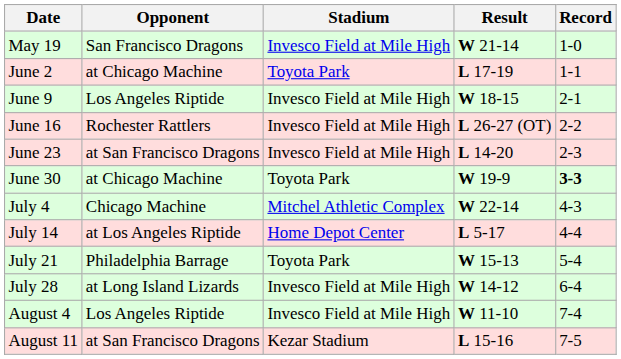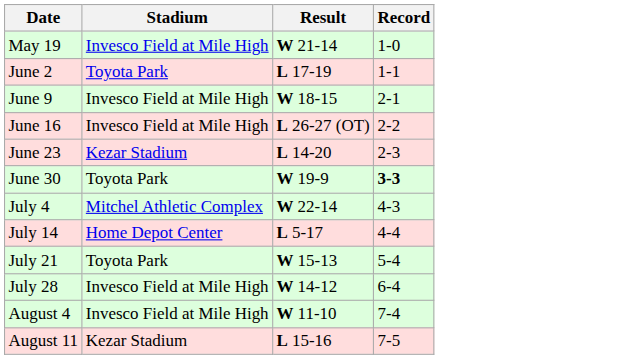- column: (173, 17)
(359, 152) Invesco Field at Mile High -> (136, 152) Kezar Stadium
